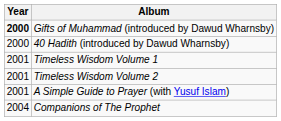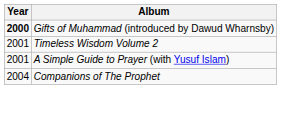- row: (131, 44)
- row: (96, 60)
